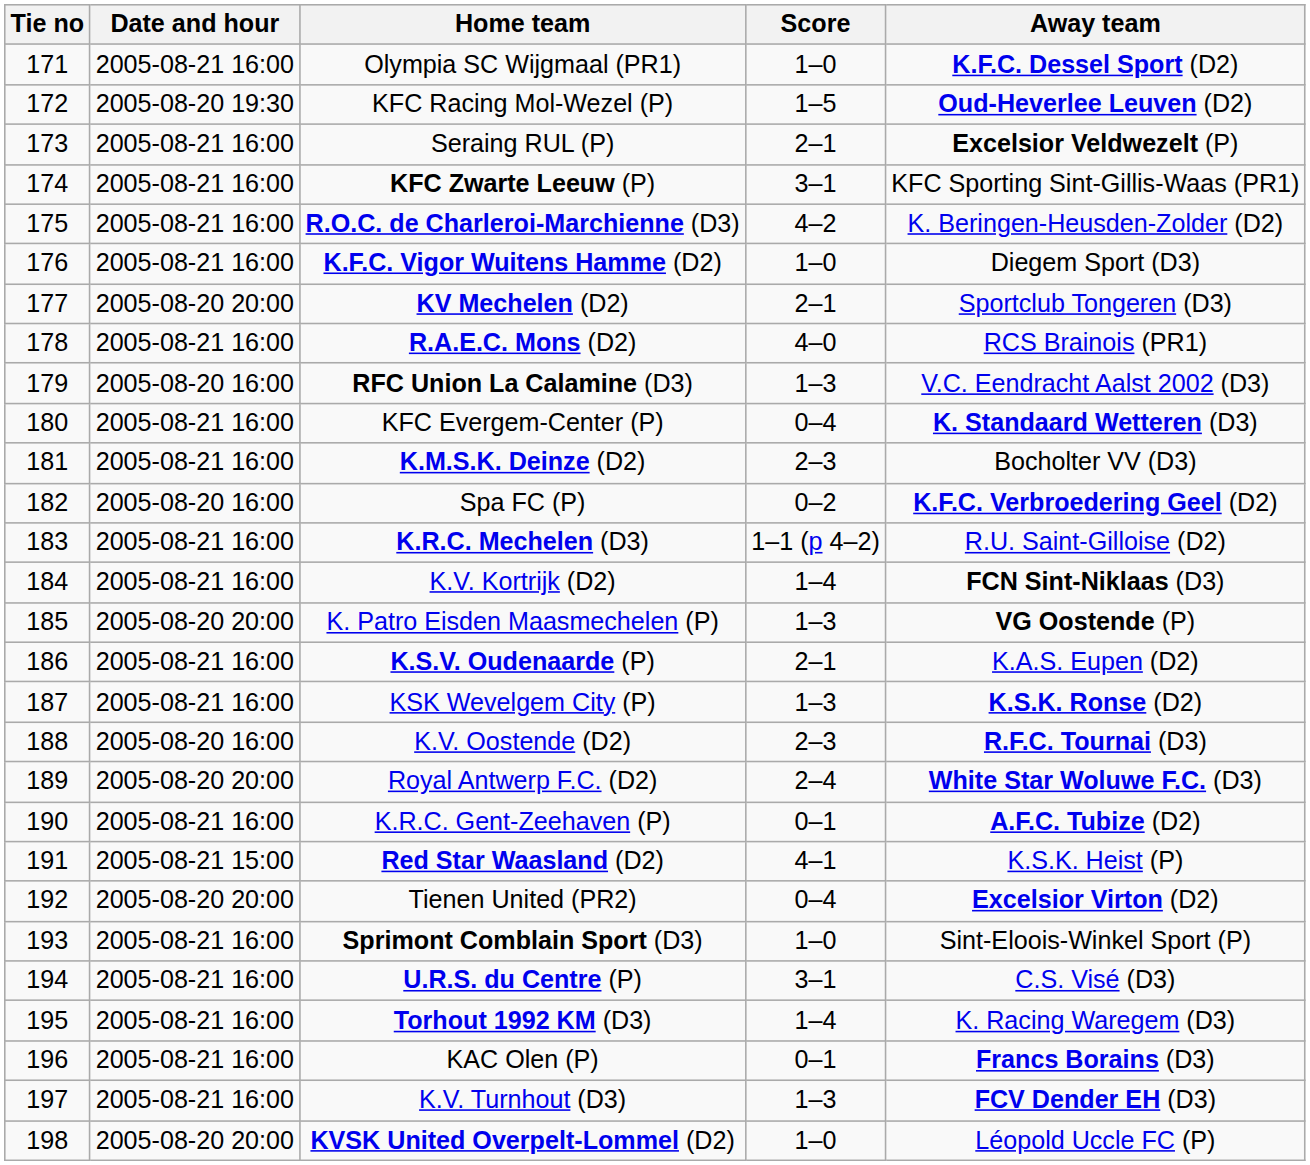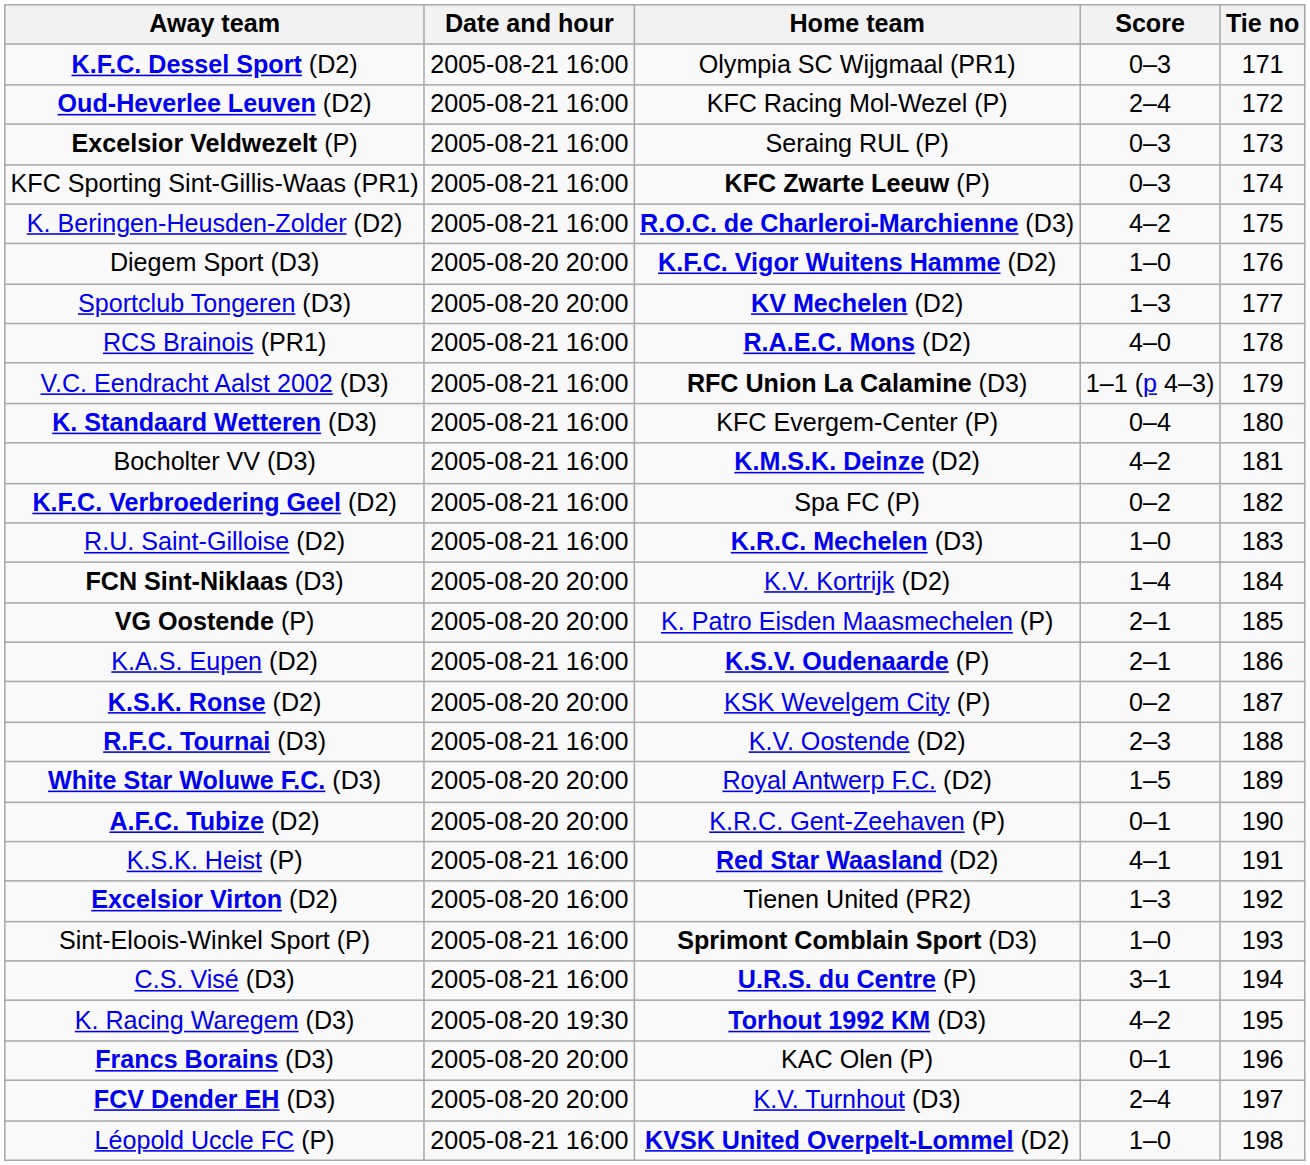columns swapped: (47, 24) <-> (1095, 24)
(816, 64) 1–0 -> (1150, 64) 0–3
(195, 104) 2005-08-20 19:30 -> (529, 104) 2005-08-21 16:00
(816, 104) 1–5 -> (1150, 104) 2–4
(816, 143) 2–1 -> (1150, 143) 0–3
(816, 183) 3–1 -> (1150, 183) 0–3
(195, 263) 2005-08-21 16:00 -> (529, 263) 2005-08-20 20:00
(816, 303) 2–1 -> (1150, 303) 1–3
(195, 382) 2005-08-20 16:00 -> (529, 382) 2005-08-21 16:00
(816, 382) 1–3 -> (1150, 382) 1–1 (p 4–3)
(816, 462) 2–3 -> (1150, 462) 4–2
(195, 502) 2005-08-20 16:00 -> (529, 502) 2005-08-21 16:00
(816, 542) 1–1 (p 4–2) -> (1150, 542) 1–0
(195, 582) 2005-08-21 16:00 -> (529, 582) 2005-08-20 20:00
(816, 622) 1–3 -> (1150, 622) 2–1
(195, 701) 2005-08-21 16:00 -> (529, 701) 2005-08-20 20:00
(816, 701) 1–3 -> (1150, 701) 0–2
(195, 741) 2005-08-20 16:00 -> (529, 741) 2005-08-21 16:00
(816, 781) 2–4 -> (1150, 781) 1–5
(195, 821) 2005-08-21 16:00 -> (529, 821) 2005-08-20 20:00
(195, 861) 2005-08-21 15:00 -> (529, 861) 2005-08-21 16:00
(195, 900) 2005-08-20 20:00 -> (529, 900) 2005-08-20 16:00
(816, 900) 0–4 -> (1150, 900) 1–3
(195, 1020) 2005-08-21 16:00 -> (529, 1020) 2005-08-20 19:30
(816, 1020) 1–4 -> (1150, 1020) 4–2
(195, 1060) 2005-08-21 16:00 -> (529, 1060) 2005-08-20 20:00
(195, 1100) 2005-08-21 16:00 -> (529, 1100) 2005-08-20 20:00
(816, 1100) 1–3 -> (1150, 1100) 2–4
(195, 1139) 2005-08-20 20:00 -> (529, 1139) 2005-08-21 16:00
